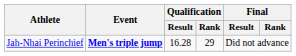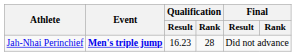(180, 43) 16.28 -> (180, 43) 16.23
(210, 43) 29 -> (210, 43) 28
